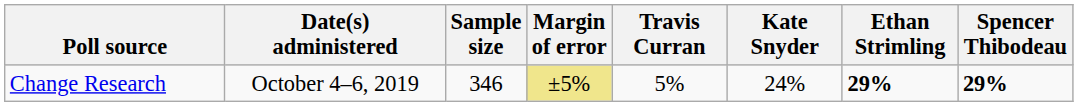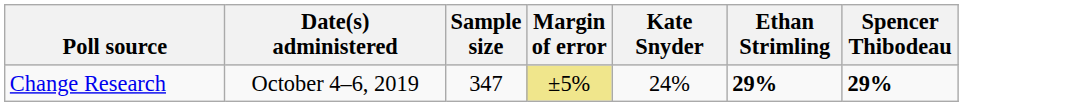- column: (669, 34)
(486, 82) 346 -> (486, 82) 347
